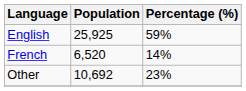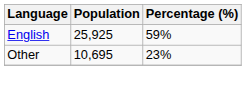- row: (27, 55)
(93, 75) 10,692 -> (93, 55) 10,695
